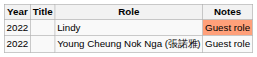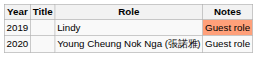(17, 27) 2022 -> (17, 27) 2019
(17, 44) 2022 -> (17, 44) 2020
